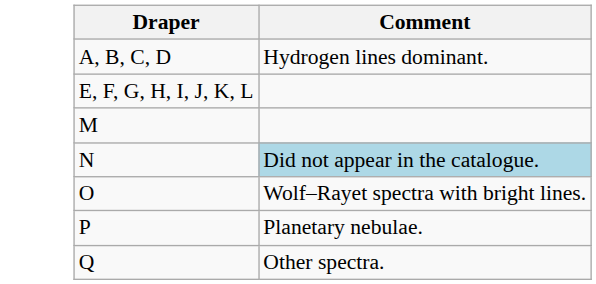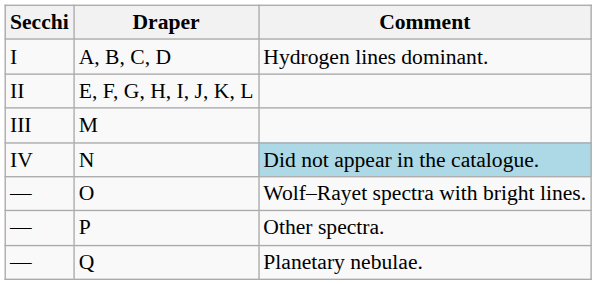+ column: (39, 22)
(343, 227) Planetary nebulae. -> (324, 227) Other spectra.
(324, 262) Other spectra. -> (343, 262) Planetary nebulae.
